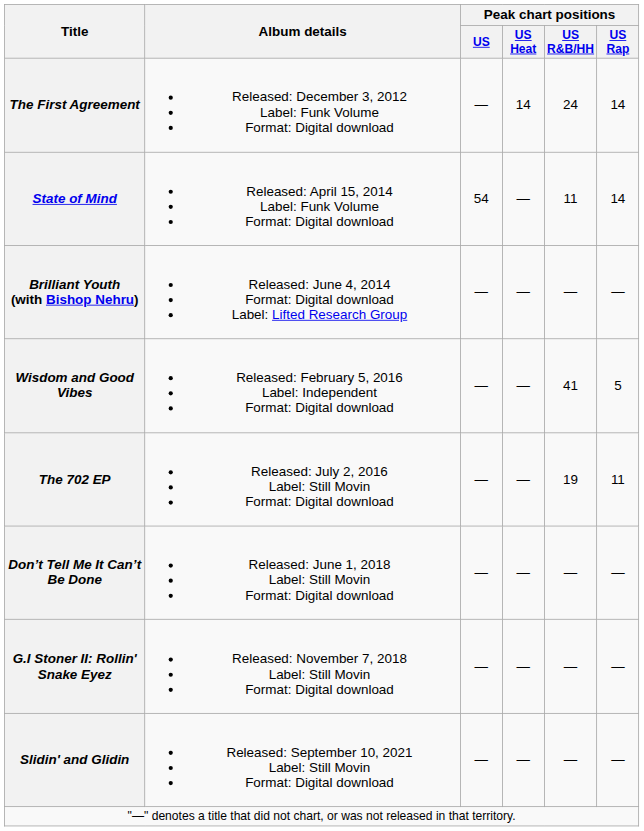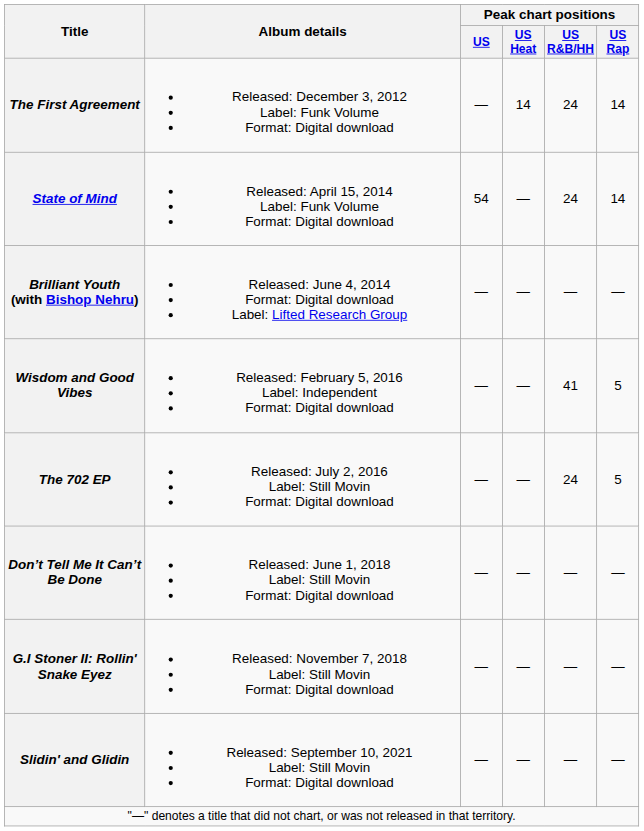(571, 198) 11 -> (571, 198) 24
(571, 479) 19 -> (571, 479) 24
(618, 479) 11 -> (618, 479) 5
